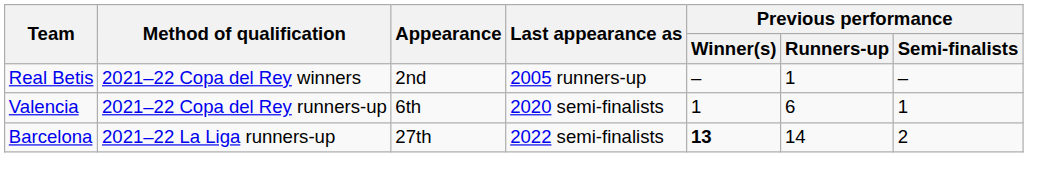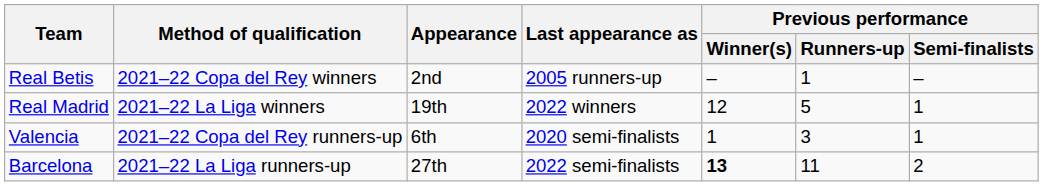+ row: (59, 107)
(790, 107) 6 -> (806, 136) 3
(795, 136) 14 -> (810, 166) 11
